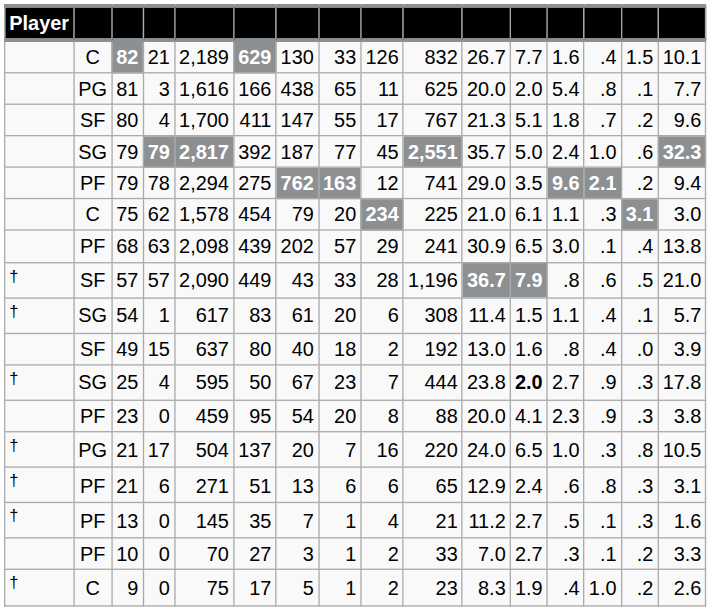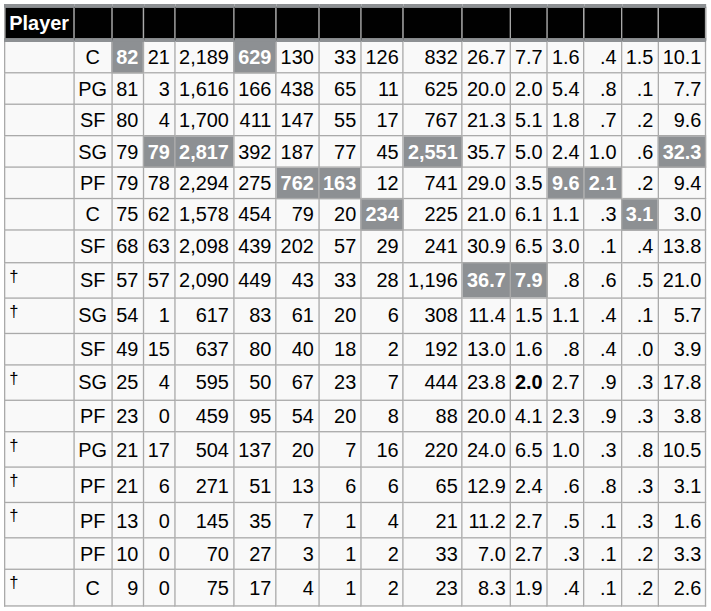(93, 246) PF -> (93, 246) SF
(308, 588) 5 -> (308, 588) 4
(603, 588) 1.0 -> (608, 588) .1
